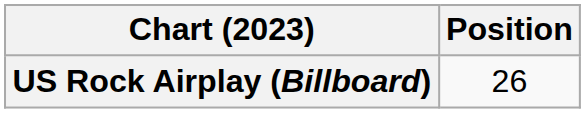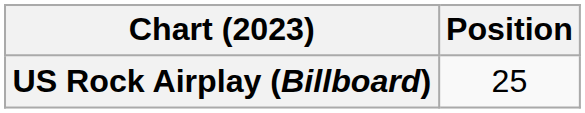(509, 81) 26 -> (509, 81) 25
